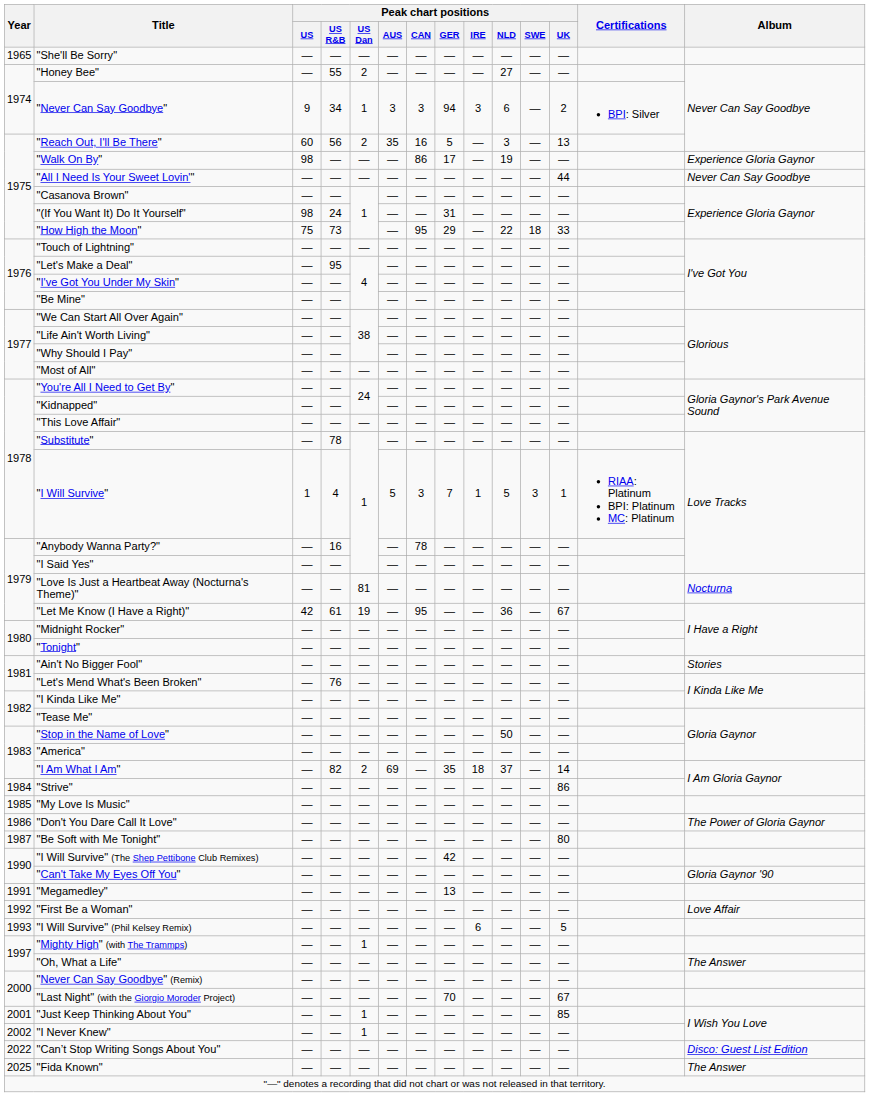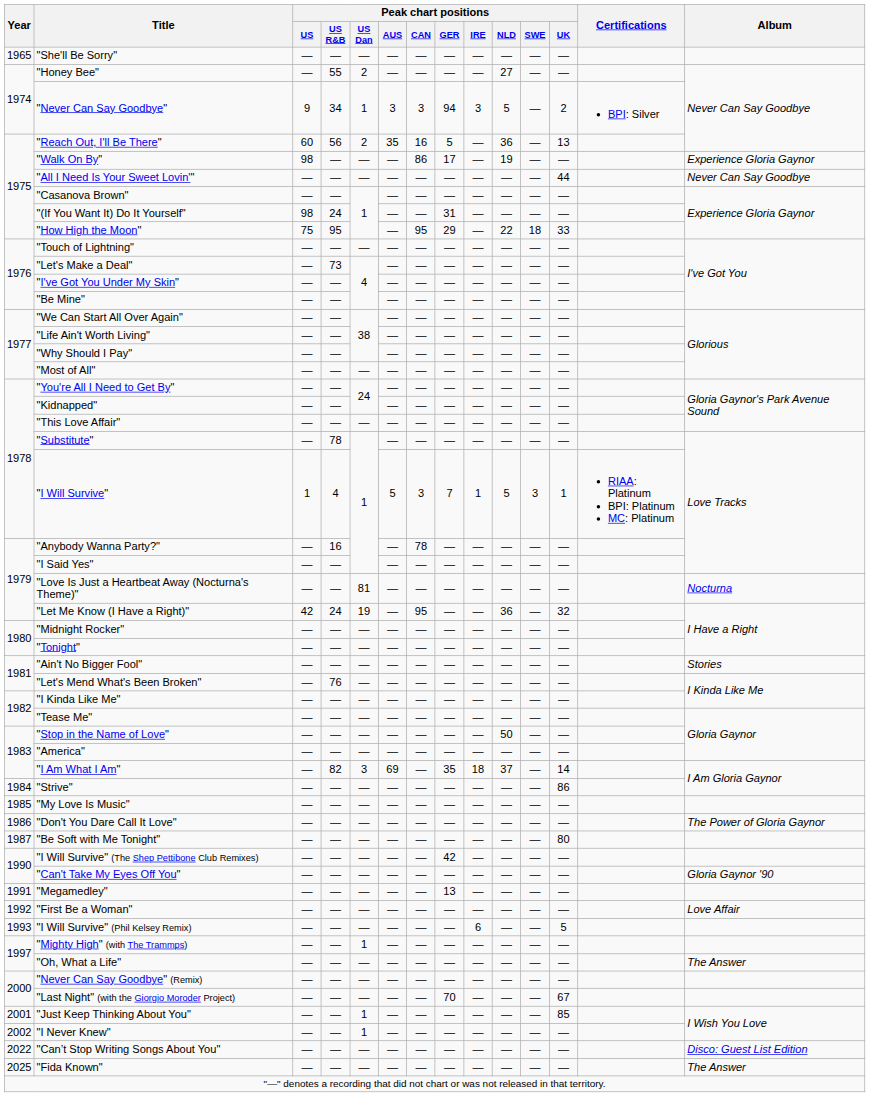(507, 108) 6 -> (507, 108) 5
(507, 142) 3 -> (506, 142) 36
(335, 230) 73 -> (335, 230) 95
(335, 265) 95 -> (335, 265) 73
(335, 612) 61 -> (335, 612) 24
(564, 612) 67 -> (564, 612) 32
(364, 769) 2 -> (364, 769) 3
